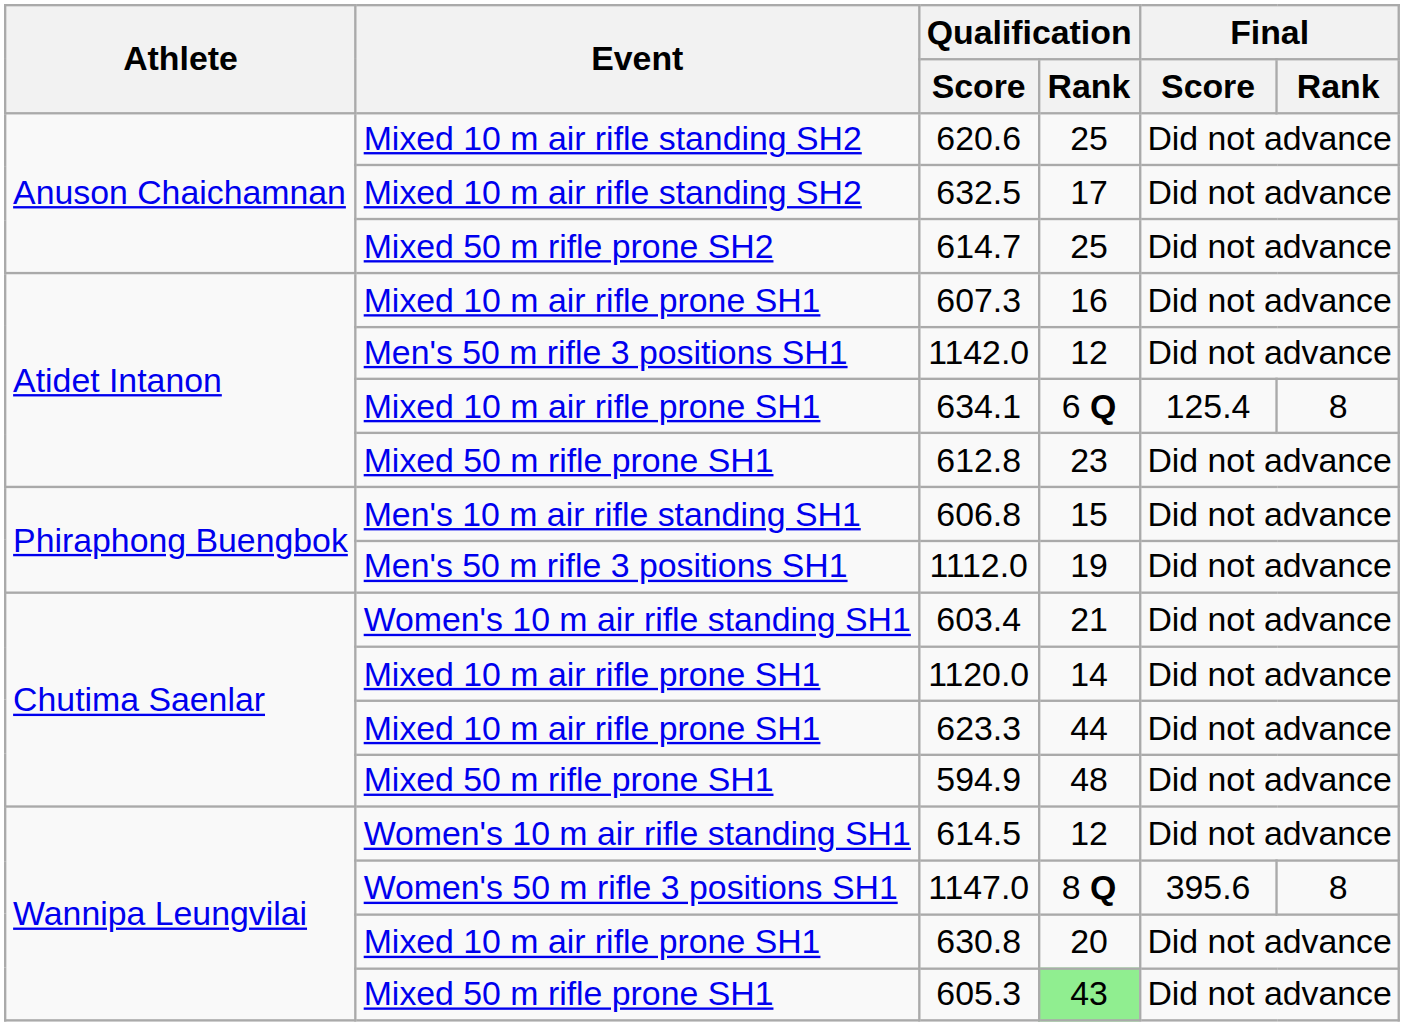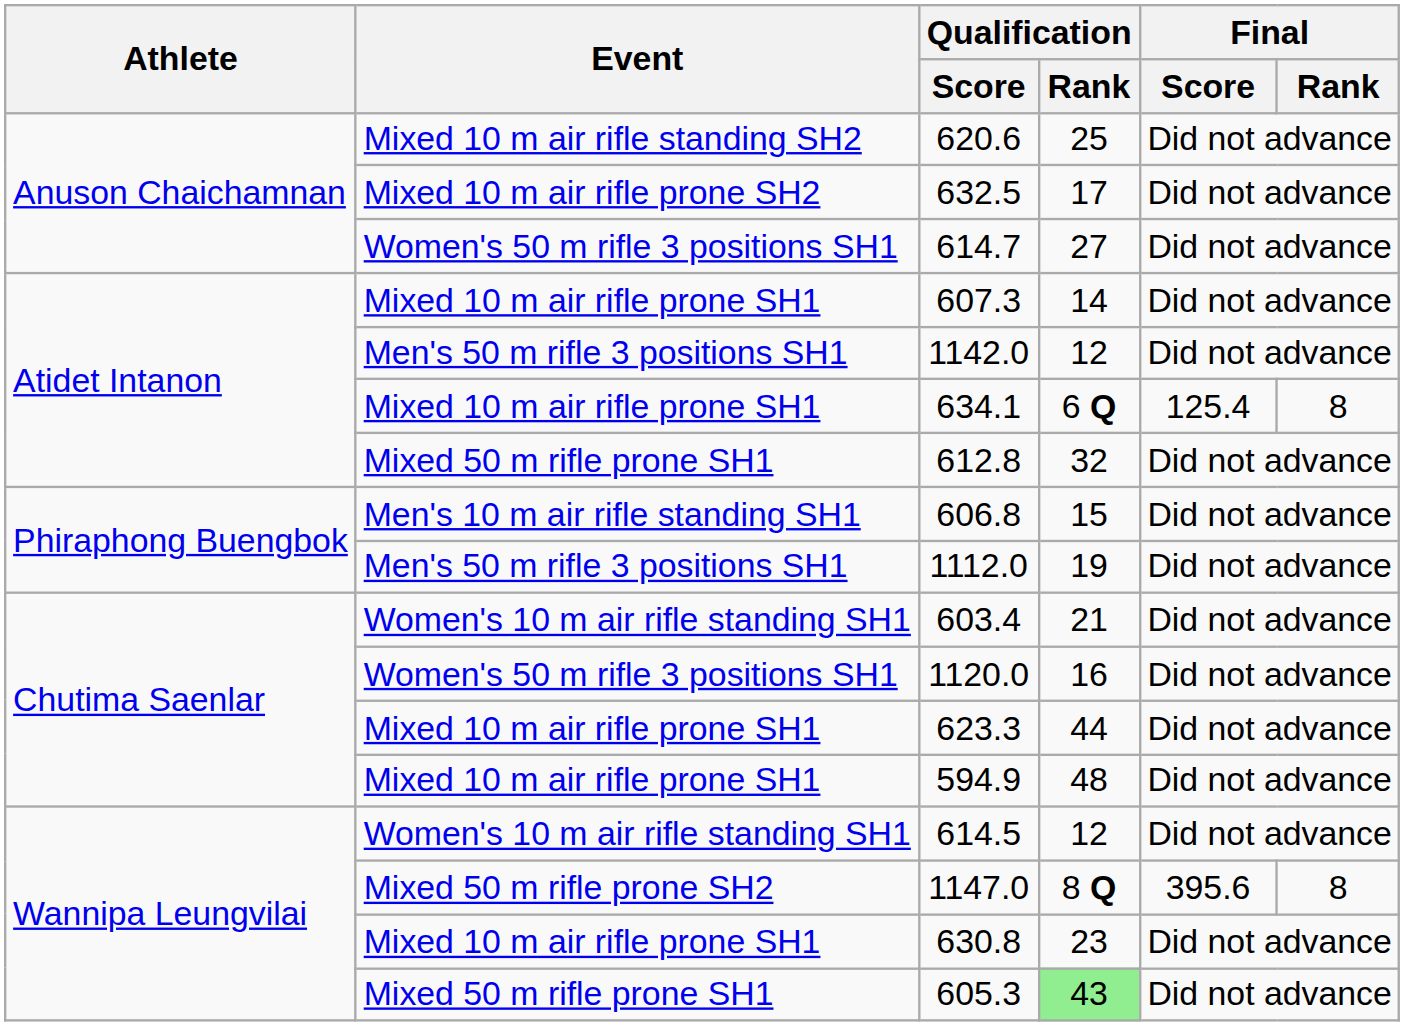(613, 193) Mixed 10 m air rifle standing SH2 -> (592, 193) Mixed 10 m air rifle prone SH2
(569, 246) Mixed 50 m rifle prone SH2 -> (631, 246) Women's 50 m rifle 3 positions SH1
(1089, 246) 25 -> (1089, 246) 27
(1089, 300) 16 -> (1089, 300) 14
(1089, 460) 23 -> (1089, 460) 32
(592, 674) Mixed 10 m air rifle prone SH1 -> (631, 674) Women's 50 m rifle 3 positions SH1
(1089, 674) 14 -> (1089, 674) 16
(569, 781) Mixed 50 m rifle prone SH1 -> (592, 781) Mixed 10 m air rifle prone SH1
(631, 888) Women's 50 m rifle 3 positions SH1 -> (569, 888) Mixed 50 m rifle prone SH2
(1089, 941) 20 -> (1089, 941) 23
